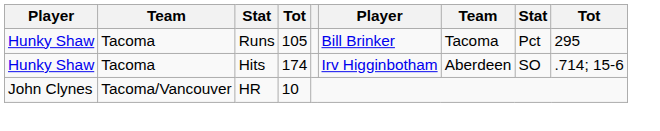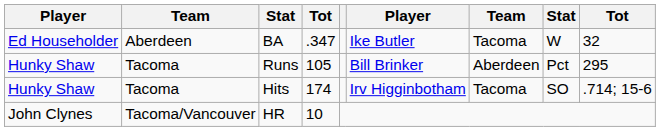+ row: (273, 41)
(472, 41) Tacoma -> (506, 65) Aberdeen
(478, 65) Aberdeen -> (500, 89) Tacoma
